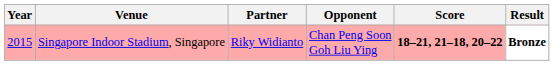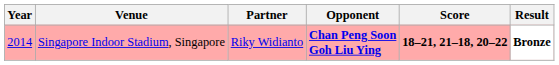(20, 42) 2015 -> (20, 42) 2014
(350, 42) normal -> (353, 42) bold
